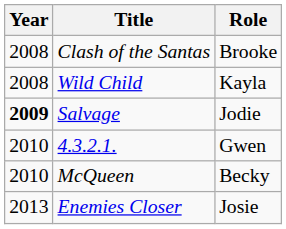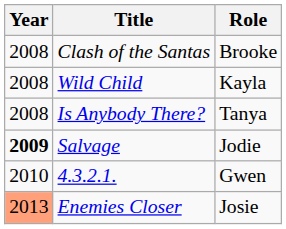+ row: (131, 113)
- row: (96, 176)
(29, 207) no background -> (29, 207) lightsalmon background
